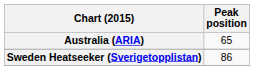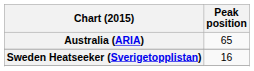(227, 57) 86 -> (227, 57) 16
